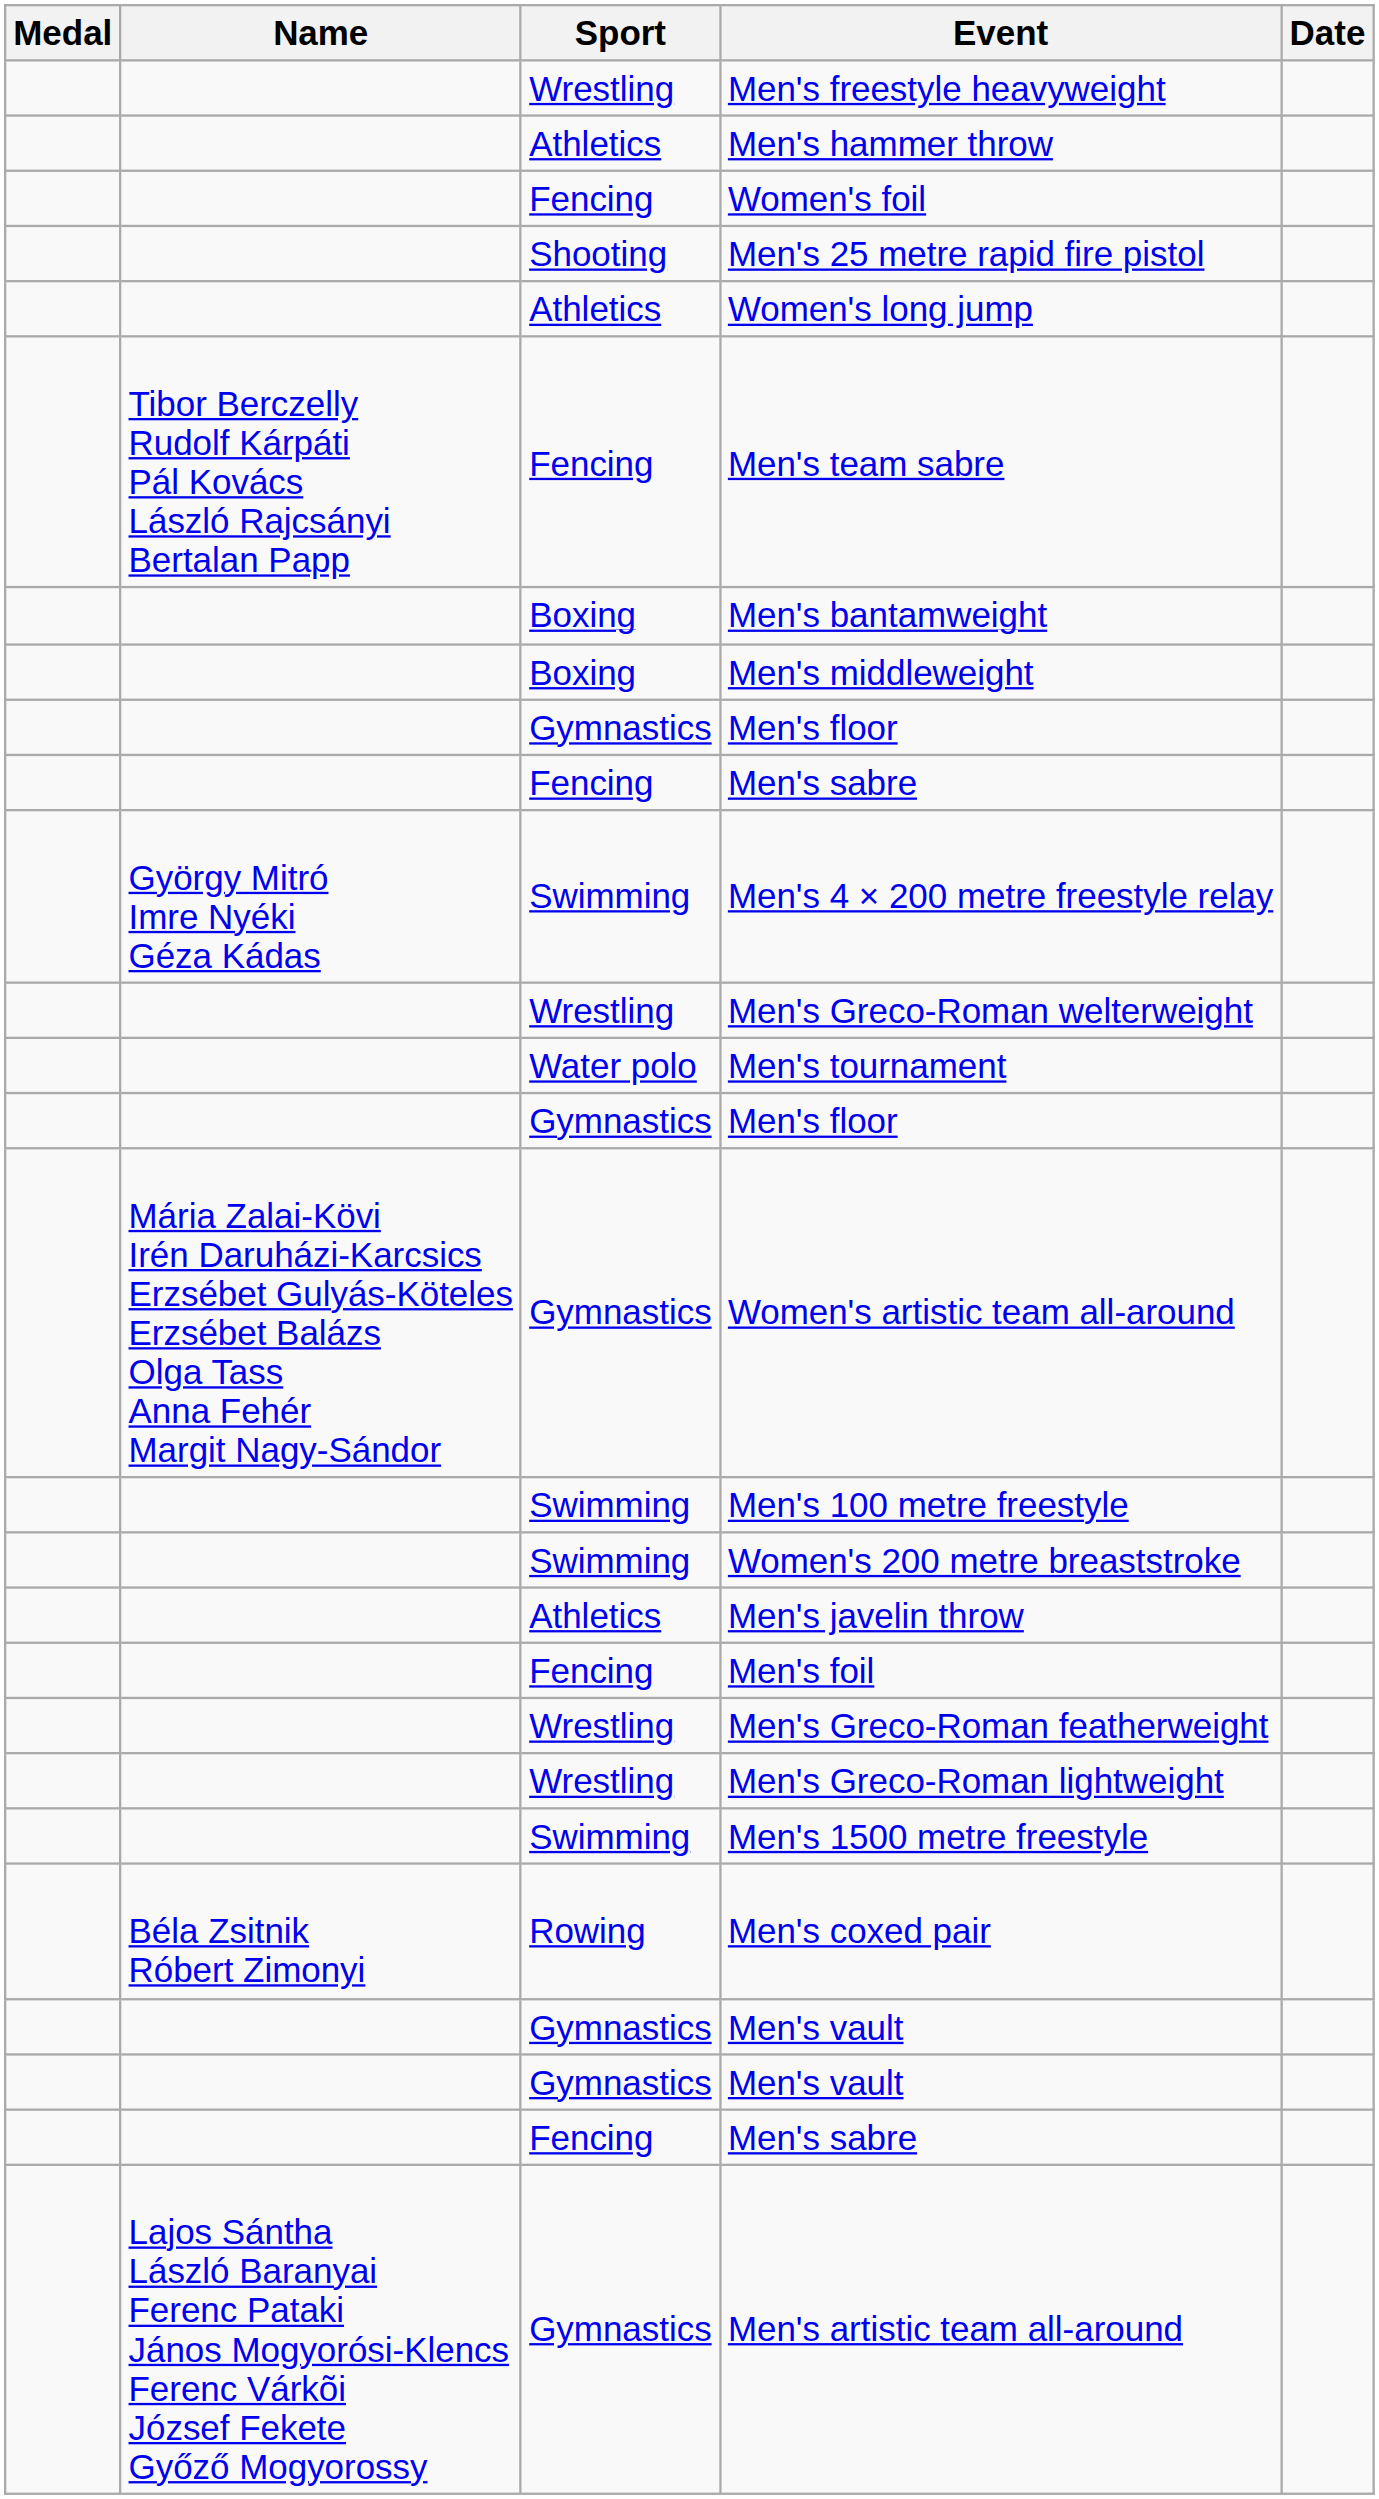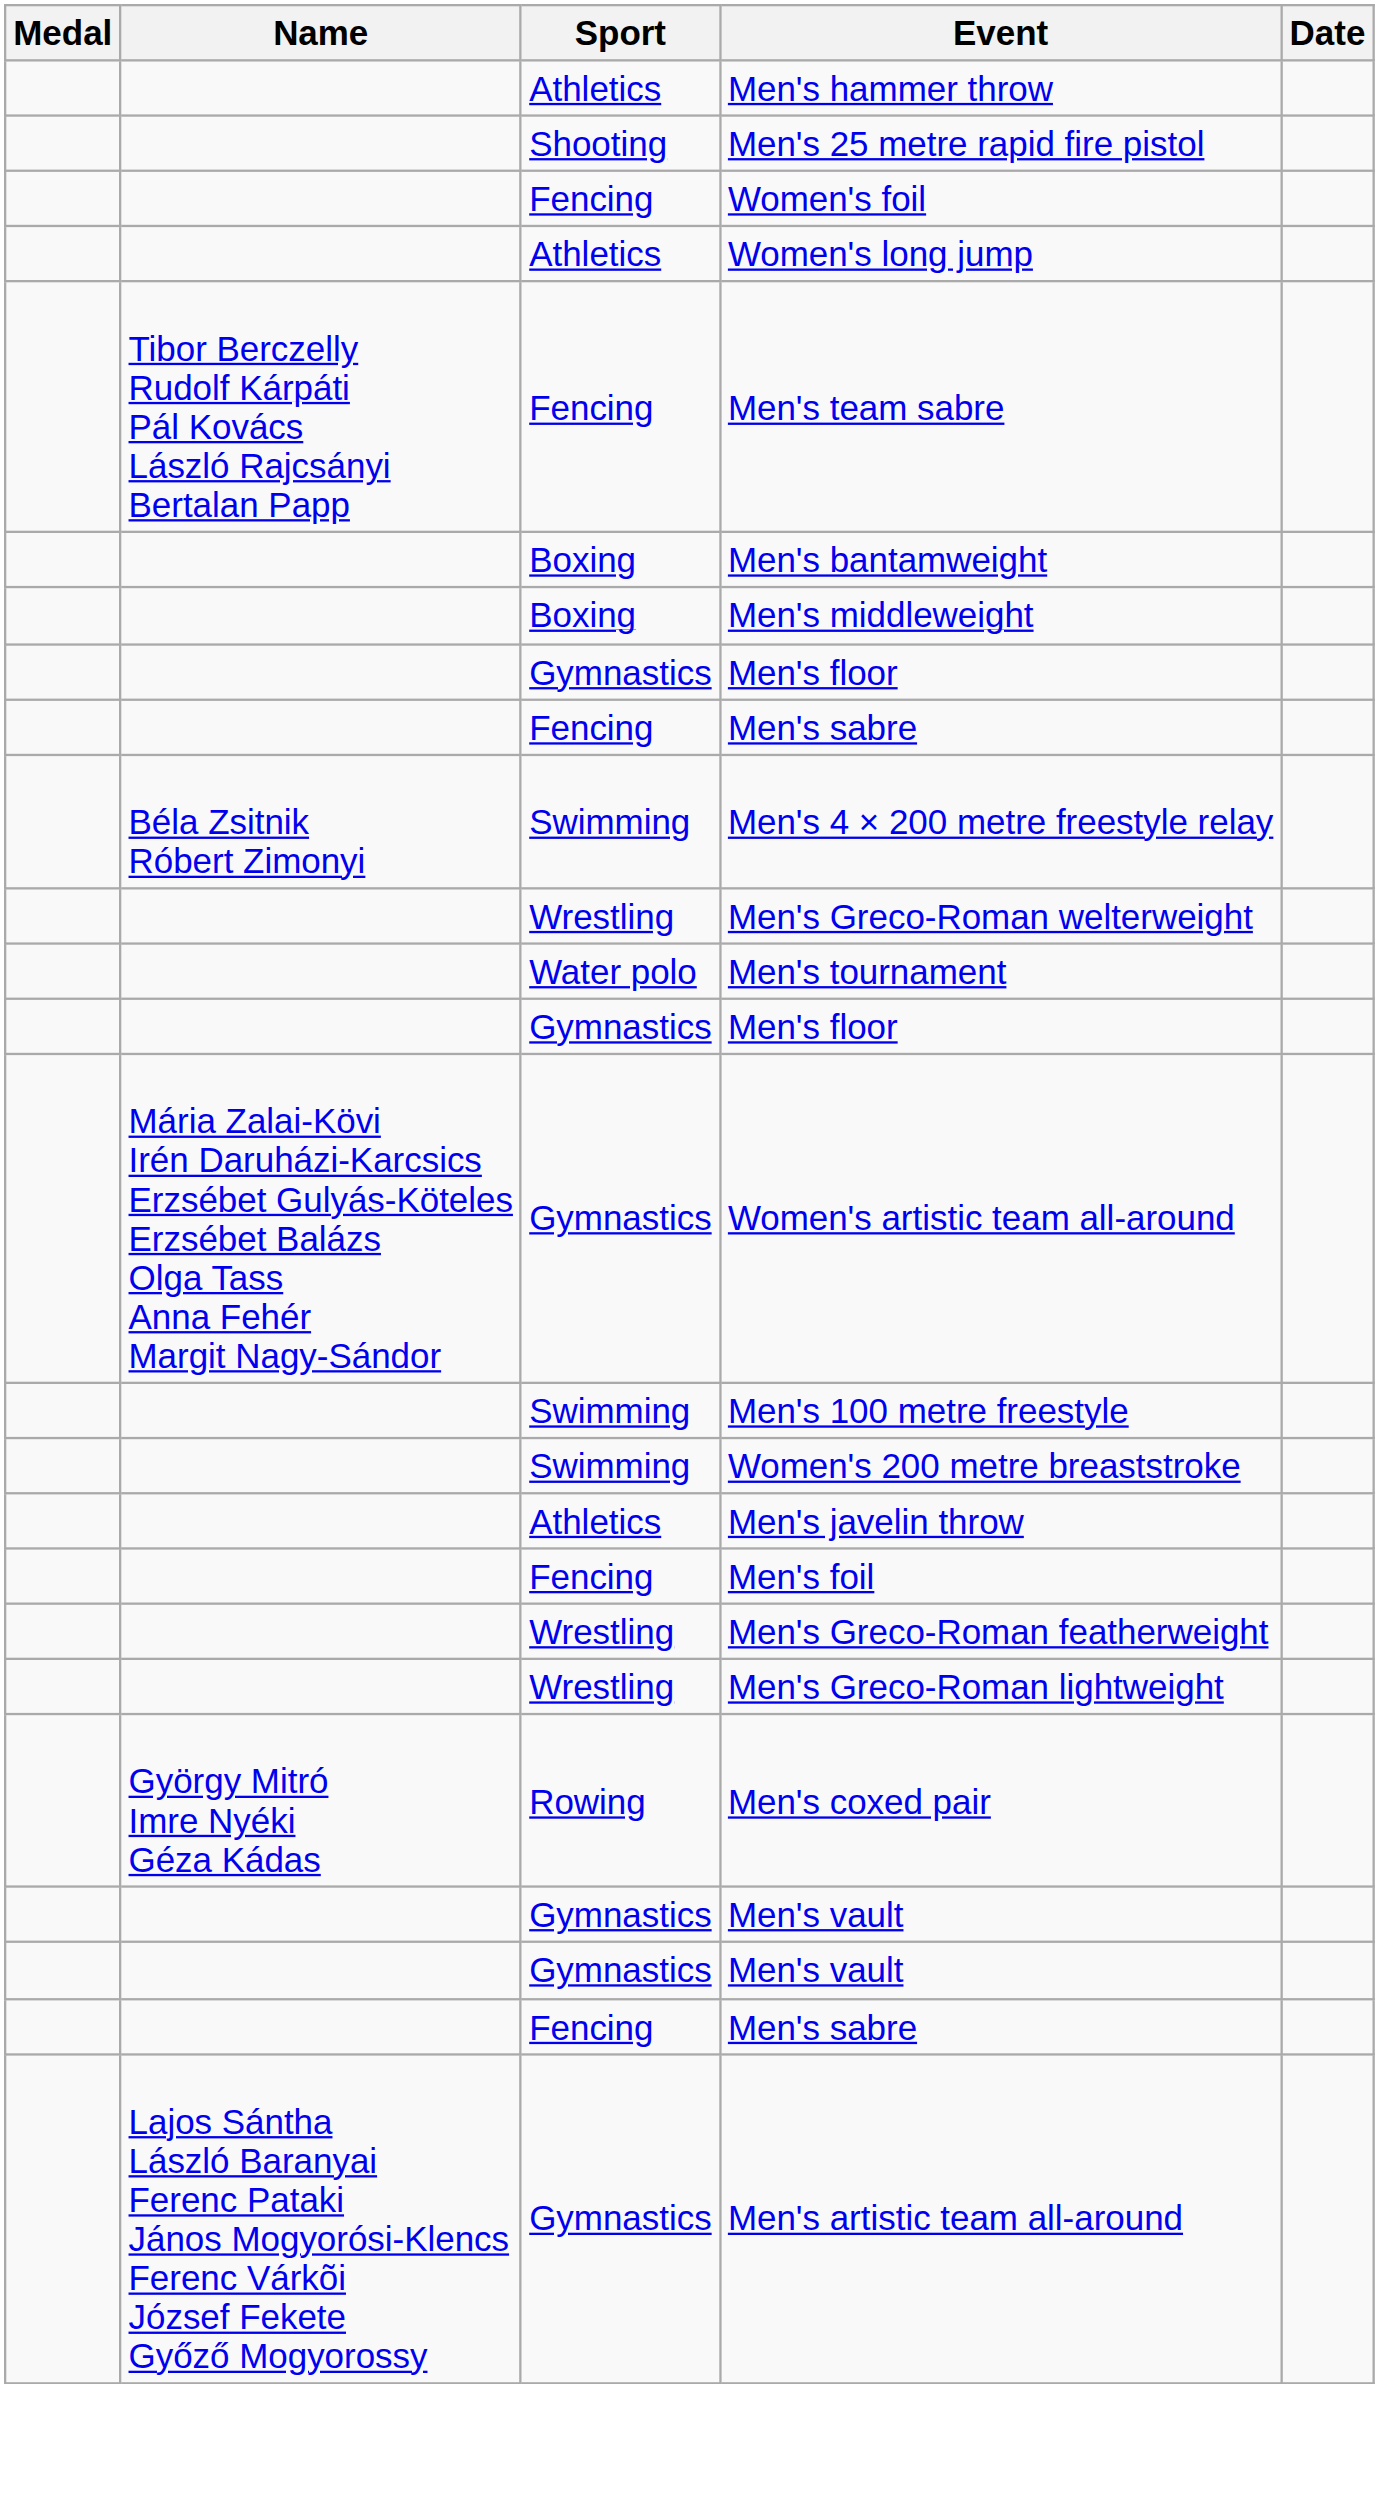- row: (602, 88)
rows swapped: (591, 199) <-> (598, 254)
(228, 915) György Mitró Imre Nyéki Géza Kádas -> (247, 841) Béla Zsitnik Róbert Zimonyi
- row: (610, 1837)
(247, 1951) Béla Zsitnik Róbert Zimonyi -> (228, 1821) György Mitró Imre Nyéki Géza Kádas
